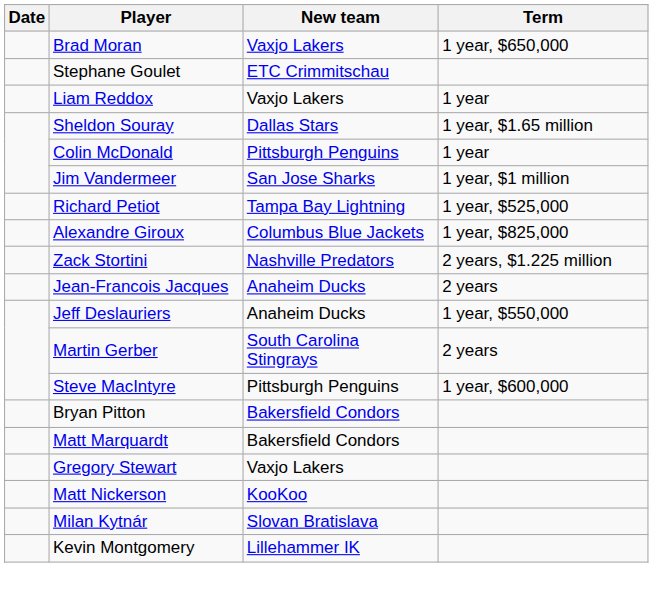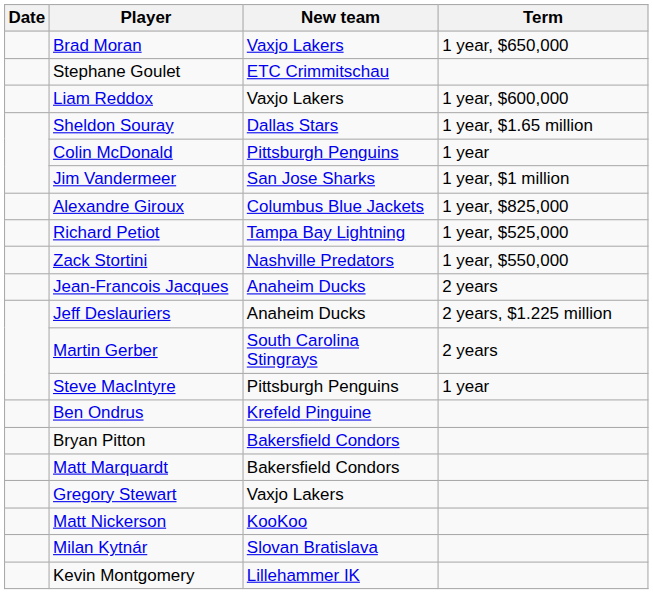(466, 98) 1 year -> (505, 98) 1 year, $600,000
rows swapped: (106, 206) <-> (119, 233)
(527, 260) 2 years, $1.225 million -> (505, 260) 1 year, $550,000
(505, 313) 1 year, $550,000 -> (527, 313) 2 years, $1.225 million
(505, 386) 1 year, $600,000 -> (466, 386) 1 year
+ row: (98, 413)
